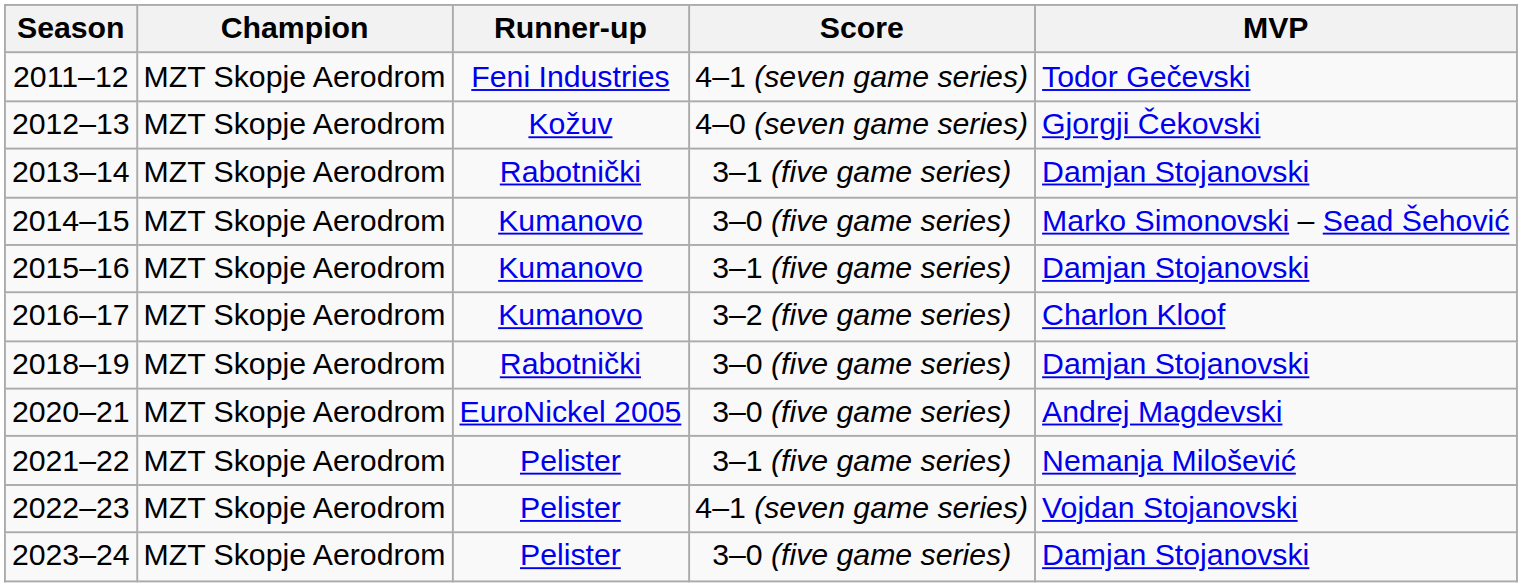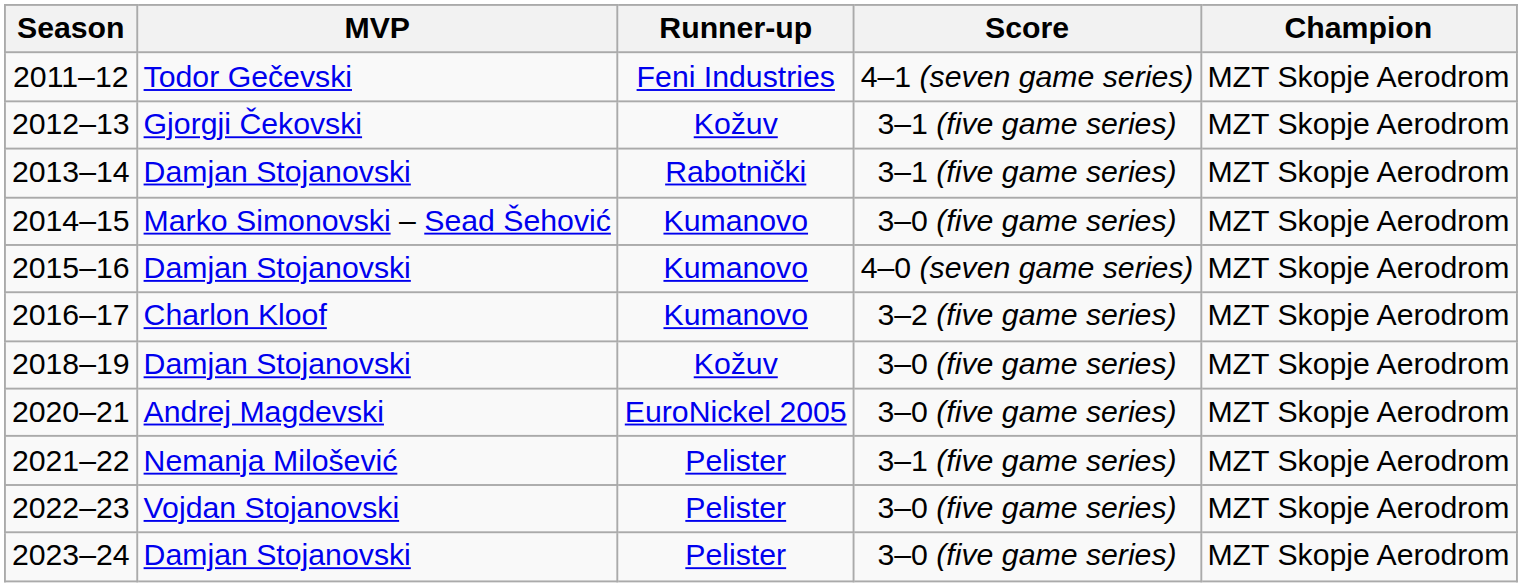columns swapped: (295, 28) <-> (1276, 28)
(862, 124) 4–0 (seven game series) -> (1027, 124) 3–1 (five game series)
(862, 268) 3–1 (five game series) -> (1027, 268) 4–0 (seven game series)
(570, 364) Rabotnički -> (736, 364) Kožuv
(862, 508) 4–1 (seven game series) -> (1027, 508) 3–0 (five game series)
